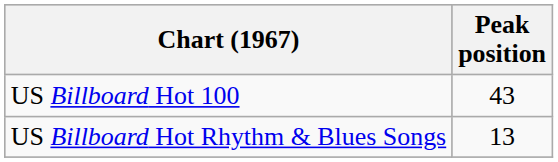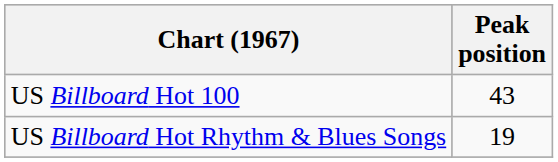(502, 136) 13 -> (502, 136) 19
